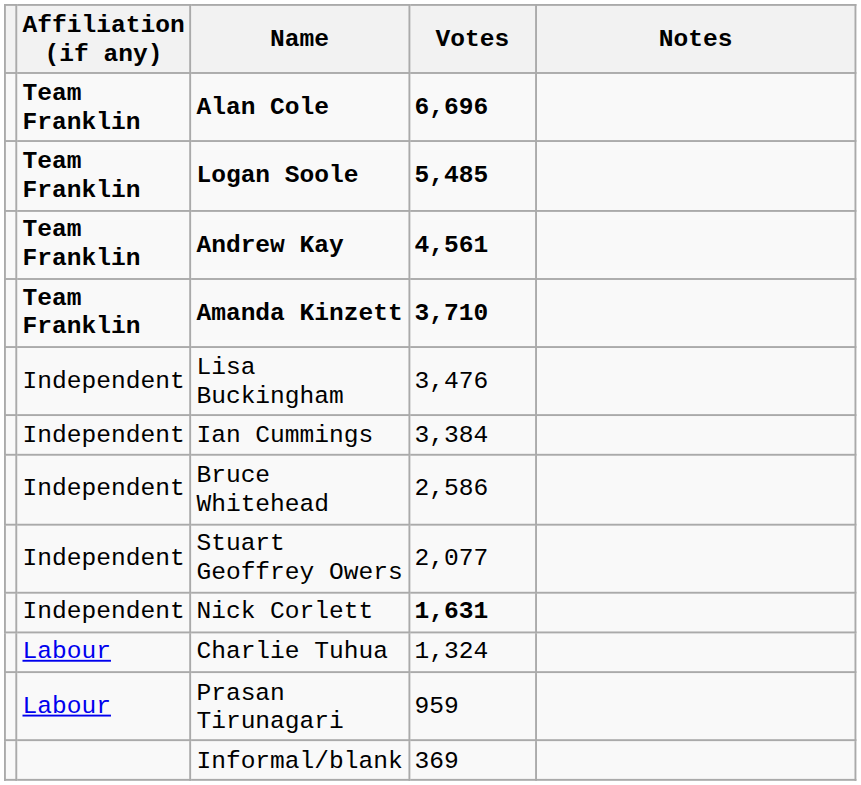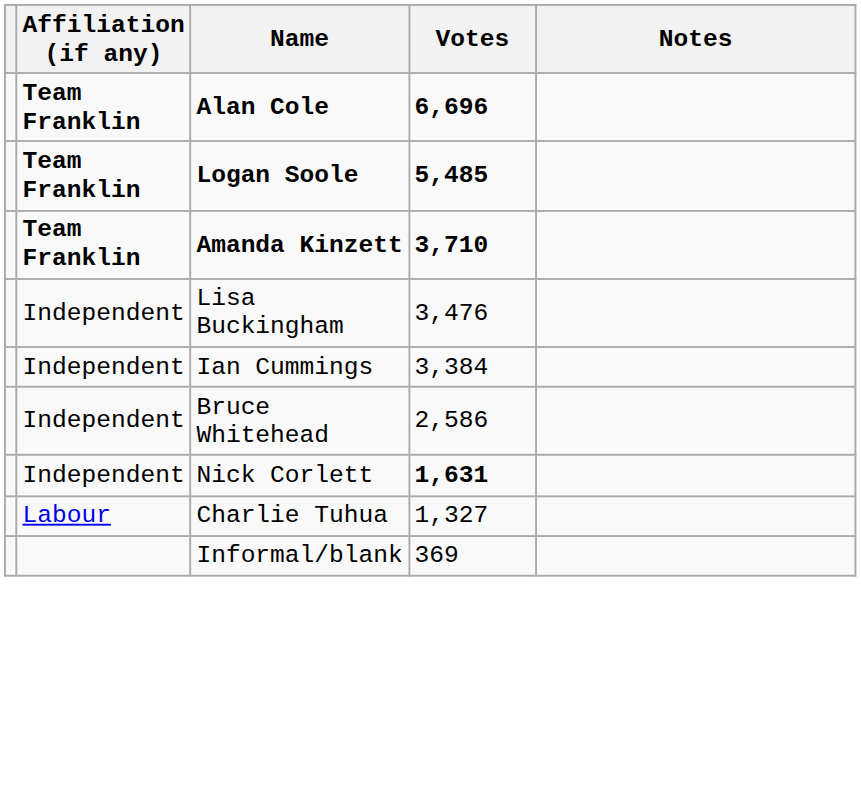- row: (270, 244)
- row: (300, 558)
(451, 652) 1,324 -> (451, 515) 1,327
- row: (270, 706)
